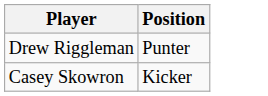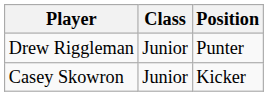+ column: (165, 18)
